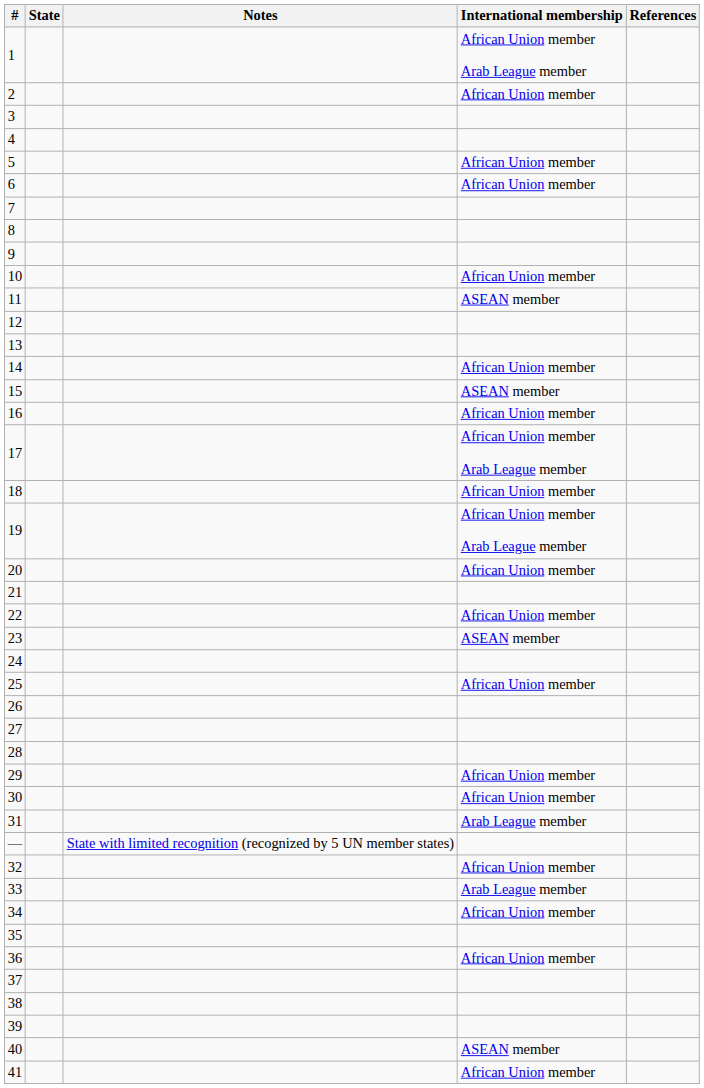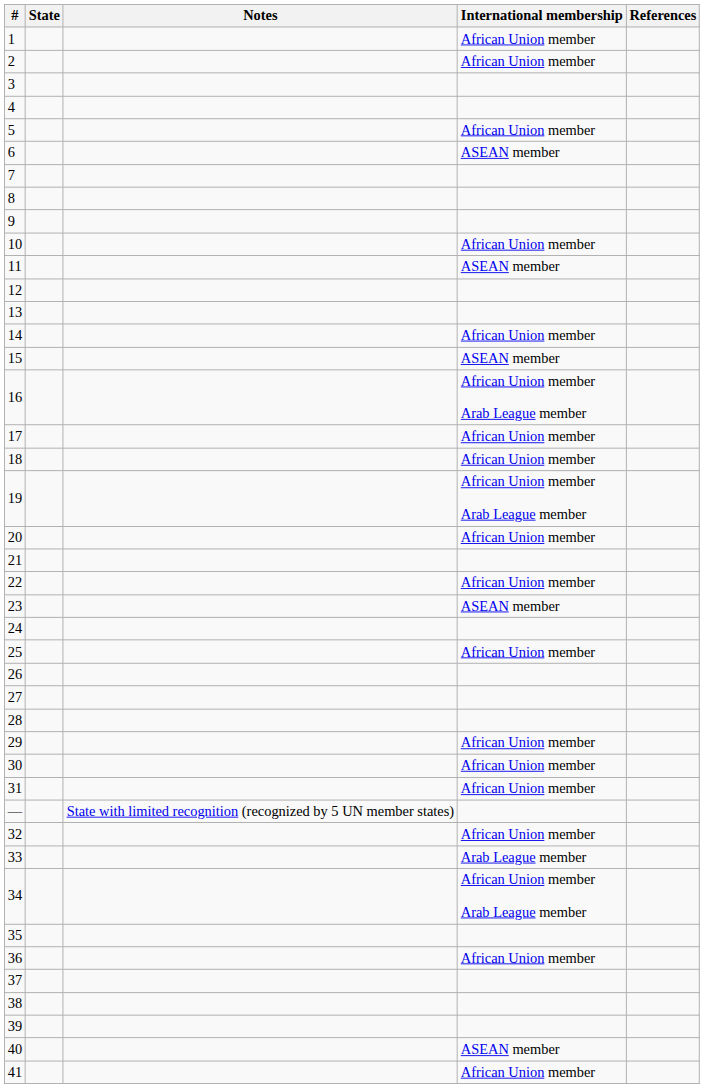(528, 54) African Union member Arab League member -> (528, 38) African Union member
(528, 185) African Union member -> (510, 152) ASEAN member
(528, 413) African Union member -> (528, 397) African Union member Arab League member
(528, 452) African Union member Arab League member -> (528, 436) African Union member
(524, 821) Arab League member -> (528, 788) African Union member
(528, 912) African Union member -> (528, 896) African Union member Arab League member
